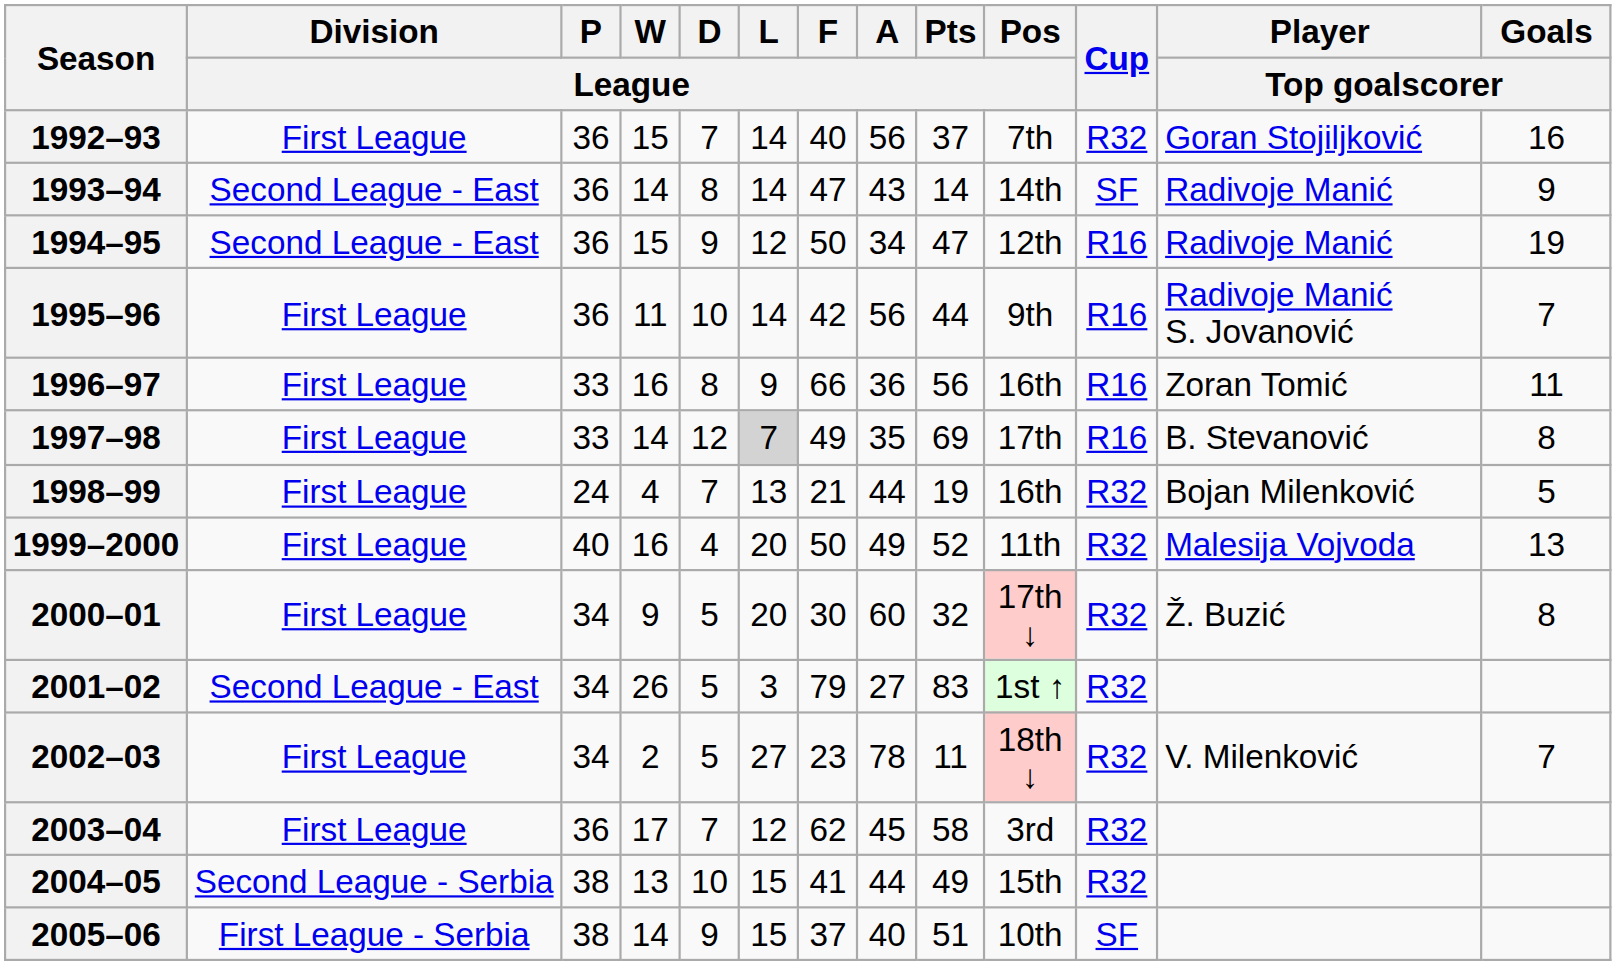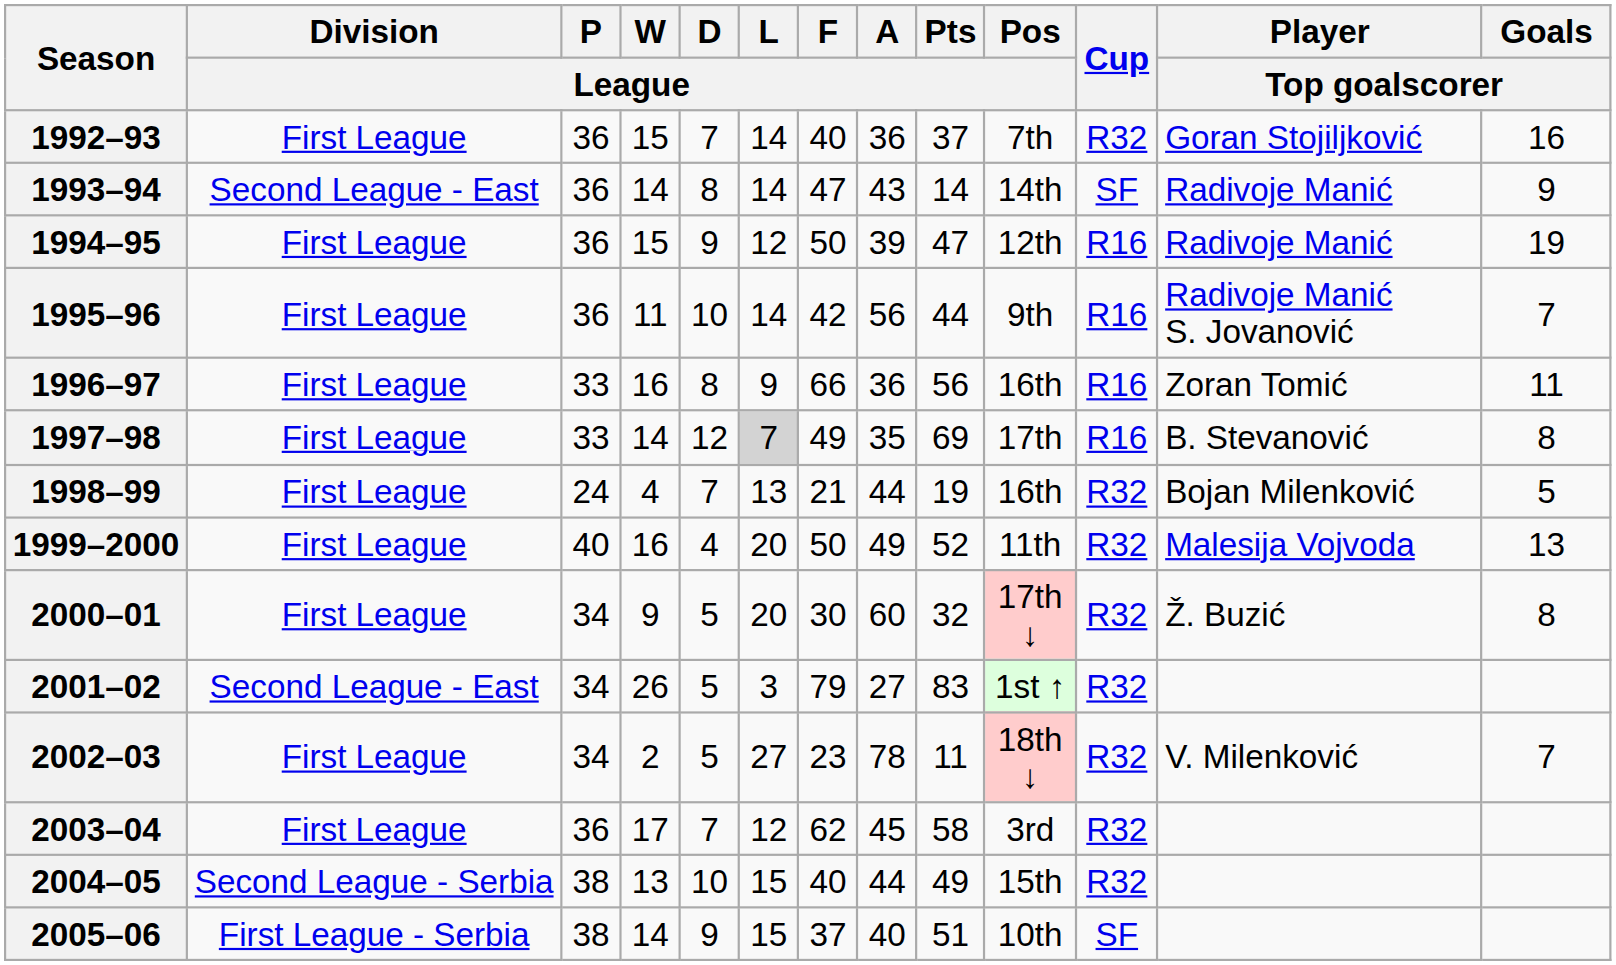(887, 137) 56 -> (887, 137) 36
(374, 242) Second League - East -> (374, 242) First League
(887, 242) 34 -> (887, 242) 39
(828, 881) 41 -> (828, 881) 40
